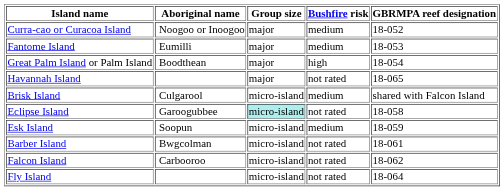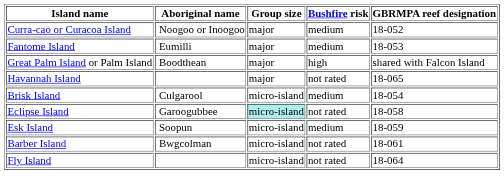(388, 62) 18-054 -> (429, 62) shared with Falcon Island
(429, 95) shared with Falcon Island -> (388, 95) 18-054
- row: (37, 160)
